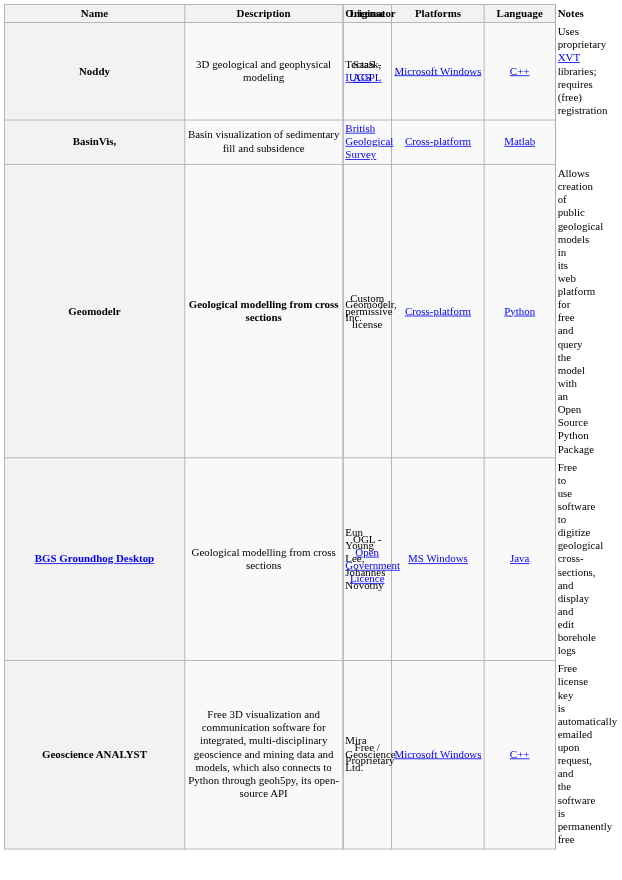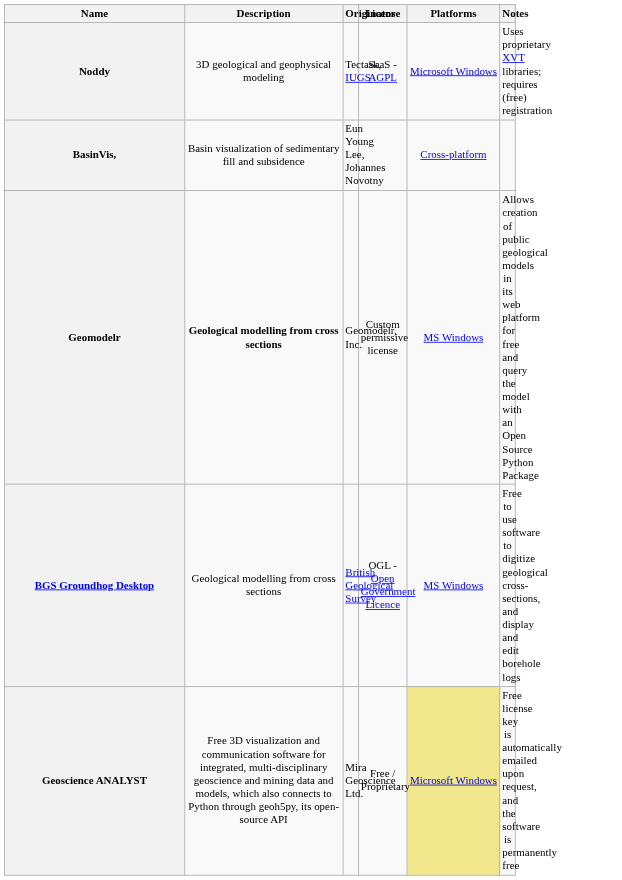- column: (520, 13)
(369, 142) British Geological Survey -> (365, 155) Eun Young Lee, Johannes Novotny
(438, 311) Cross-platform -> (453, 337) MS Windows
(365, 559) Eun Young Lee, Johannes Novotny -> (369, 585) British Geological Survey
(438, 754) no background -> (453, 781) khaki background
